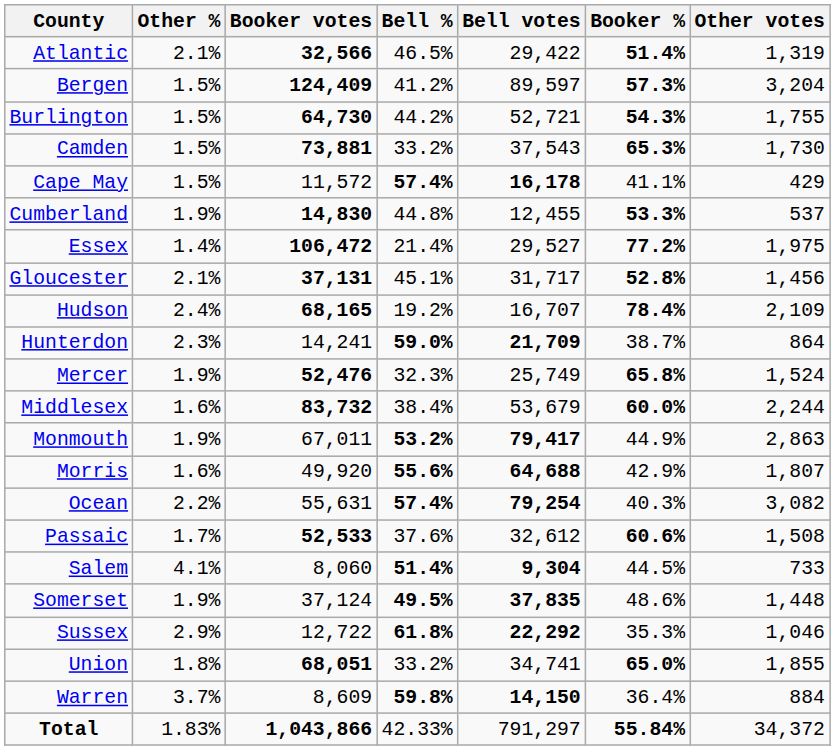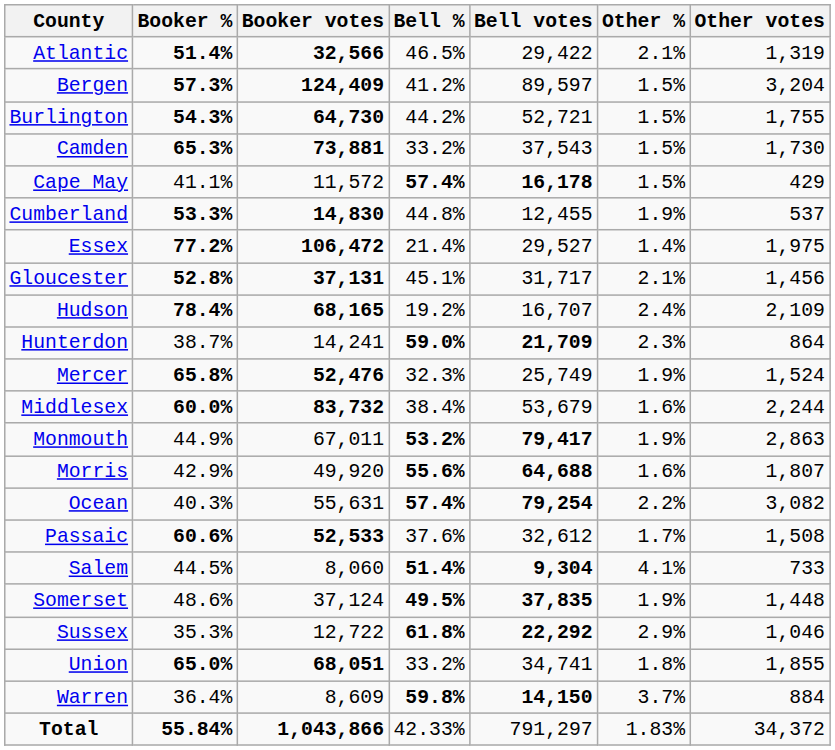columns swapped: (638, 21) <-> (179, 21)
